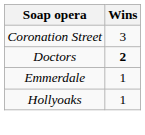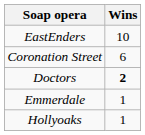+ row: (55, 36)
(123, 36) 3 -> (123, 57) 6
